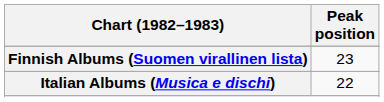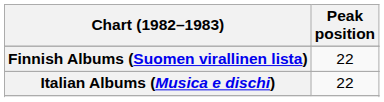(345, 58) 23 -> (345, 58) 22
